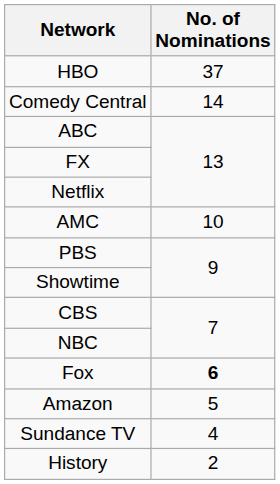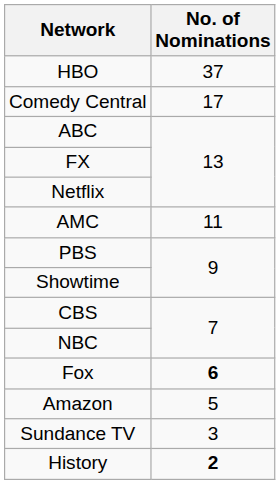(213, 101) 14 -> (213, 101) 17
(213, 222) 10 -> (213, 222) 11
(213, 433) 4 -> (213, 433) 3
(213, 463) normal -> (213, 463) bold
